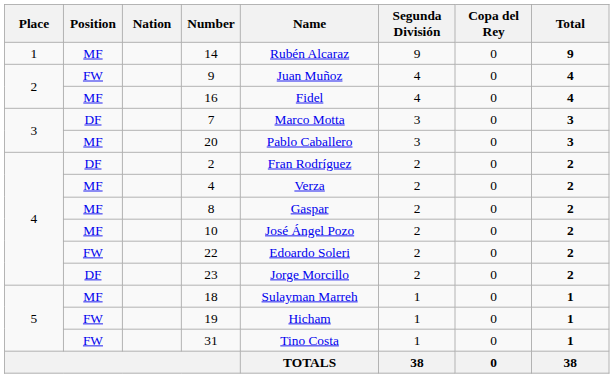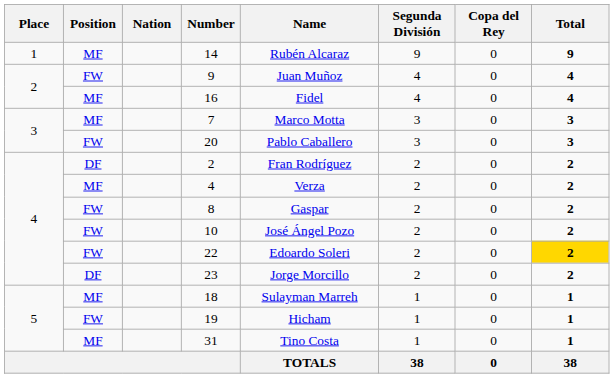(93, 119) DF -> (93, 119) MF
(93, 141) MF -> (93, 141) FW
(93, 207) MF -> (93, 207) FW
(93, 230) MF -> (93, 230) FW
(570, 252) no background -> (570, 252) gold background
(93, 340) FW -> (93, 340) MF
